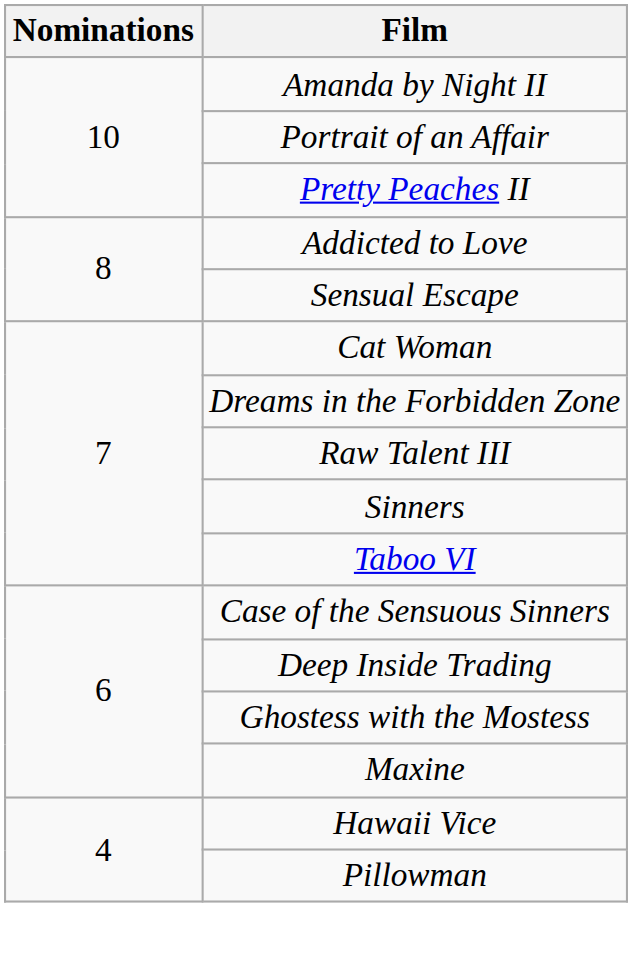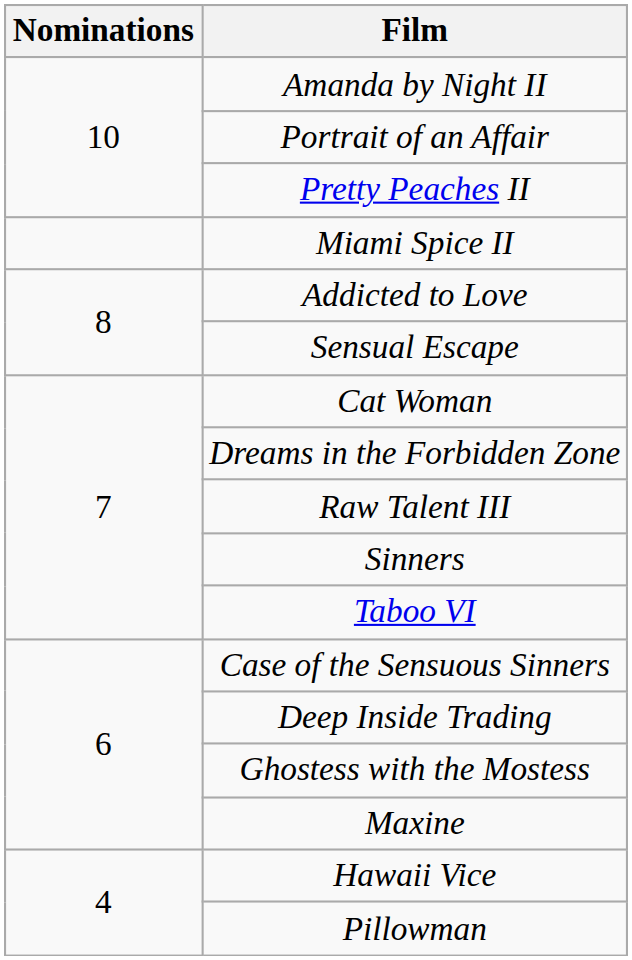+ row: (415, 242)
